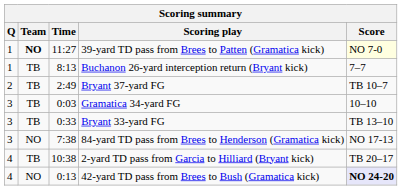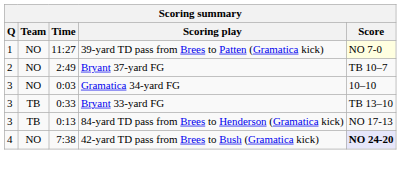(33, 49) bold -> (33, 49) normal
- row: (194, 67)
(33, 85) TB -> (33, 67) NO
(33, 103) TB -> (33, 85) NO
(33, 140) NO -> (33, 121) TB
(67, 140) 7:38 -> (66, 121) 0:13
- row: (198, 158)
(67, 176) 0:13 -> (66, 140) 7:38
